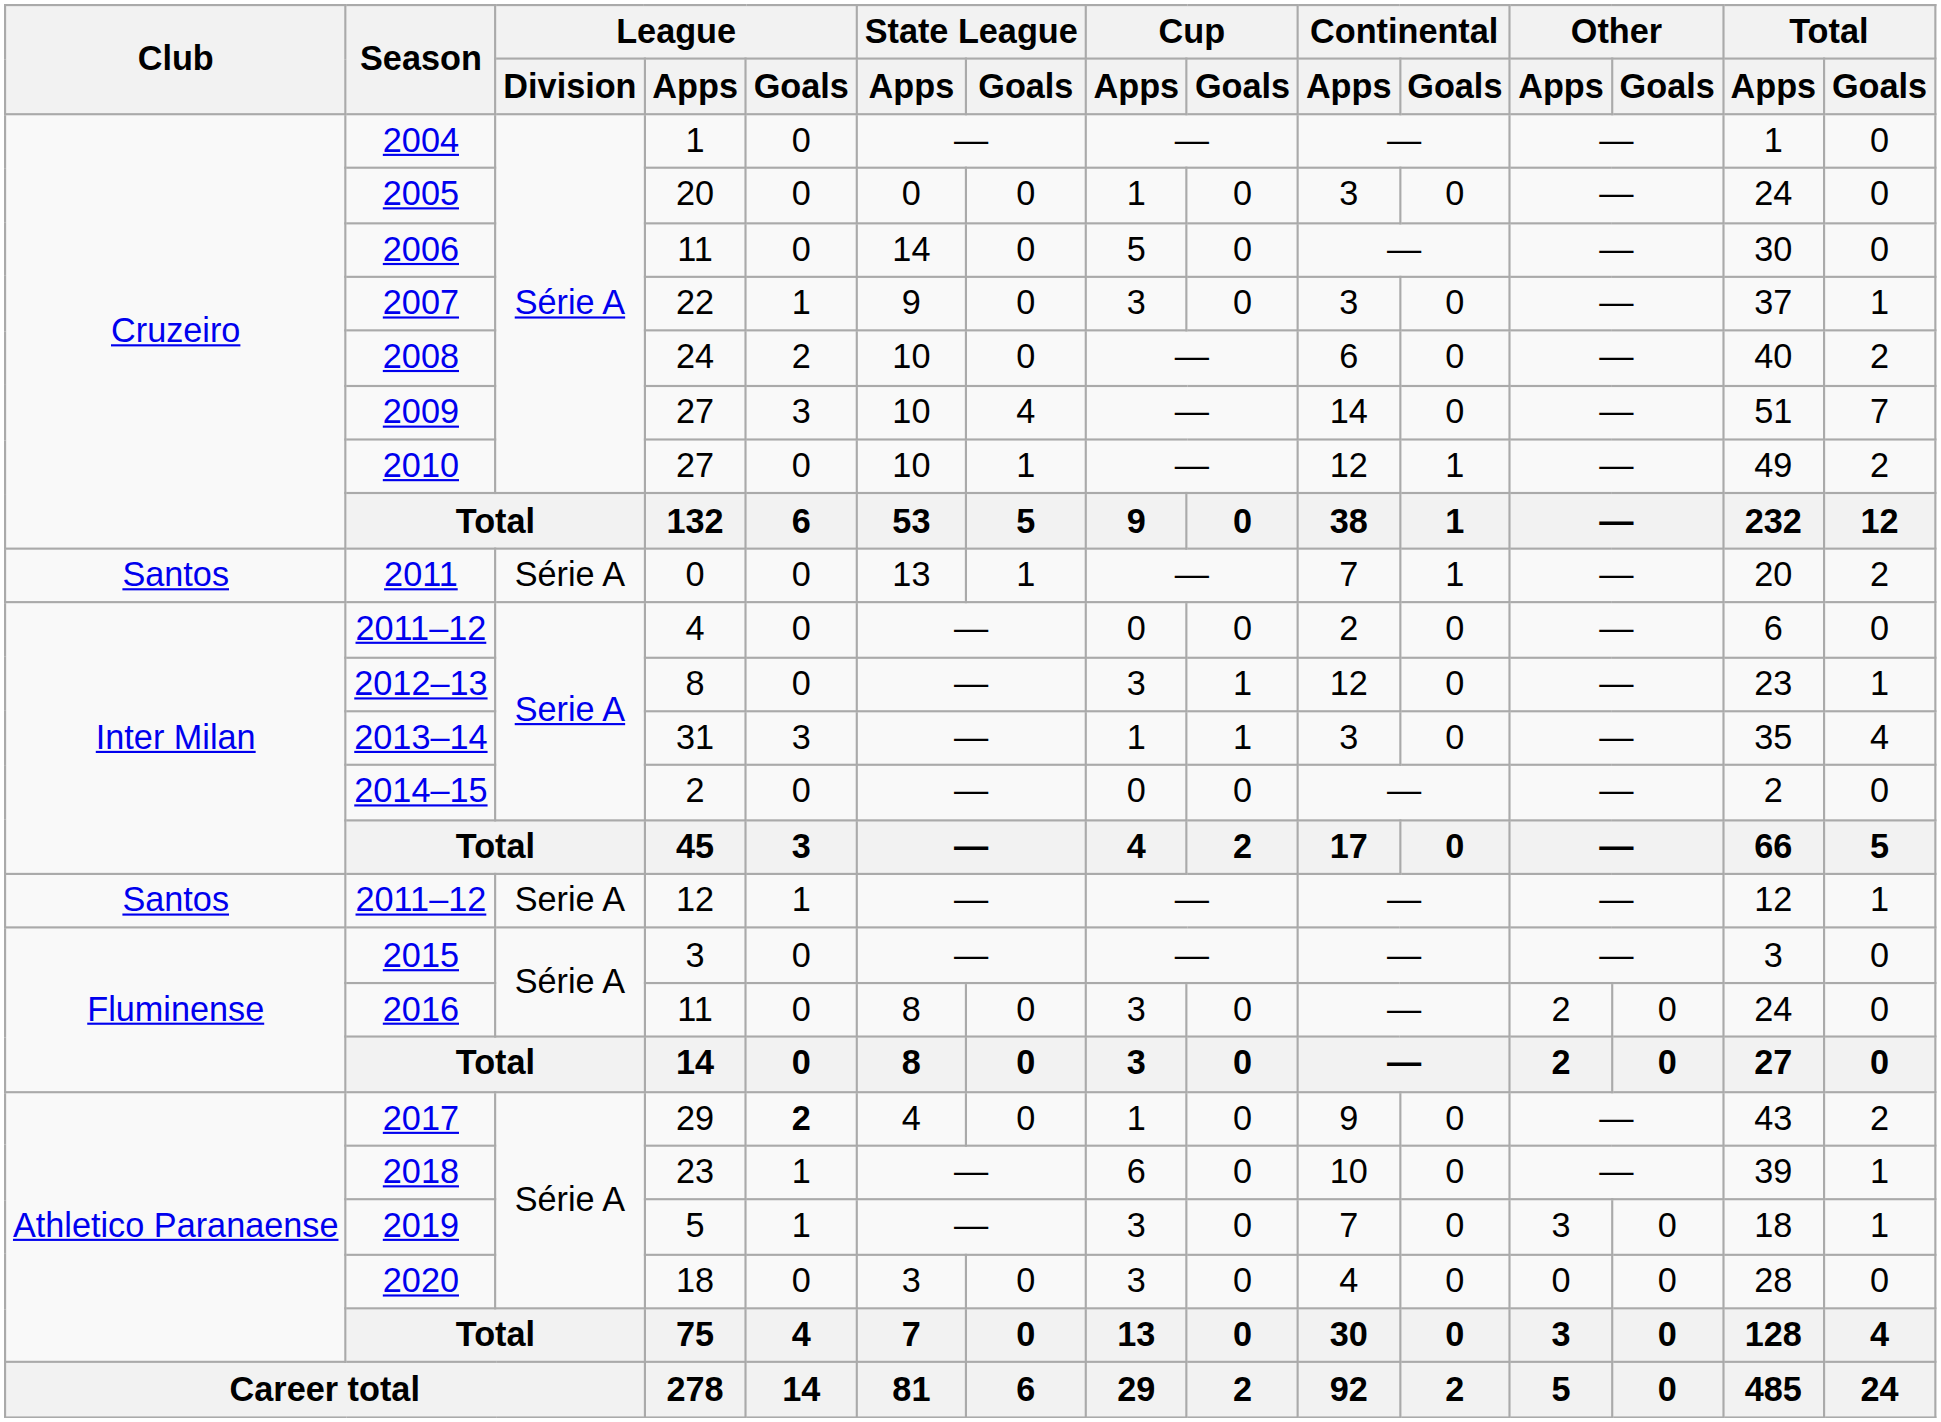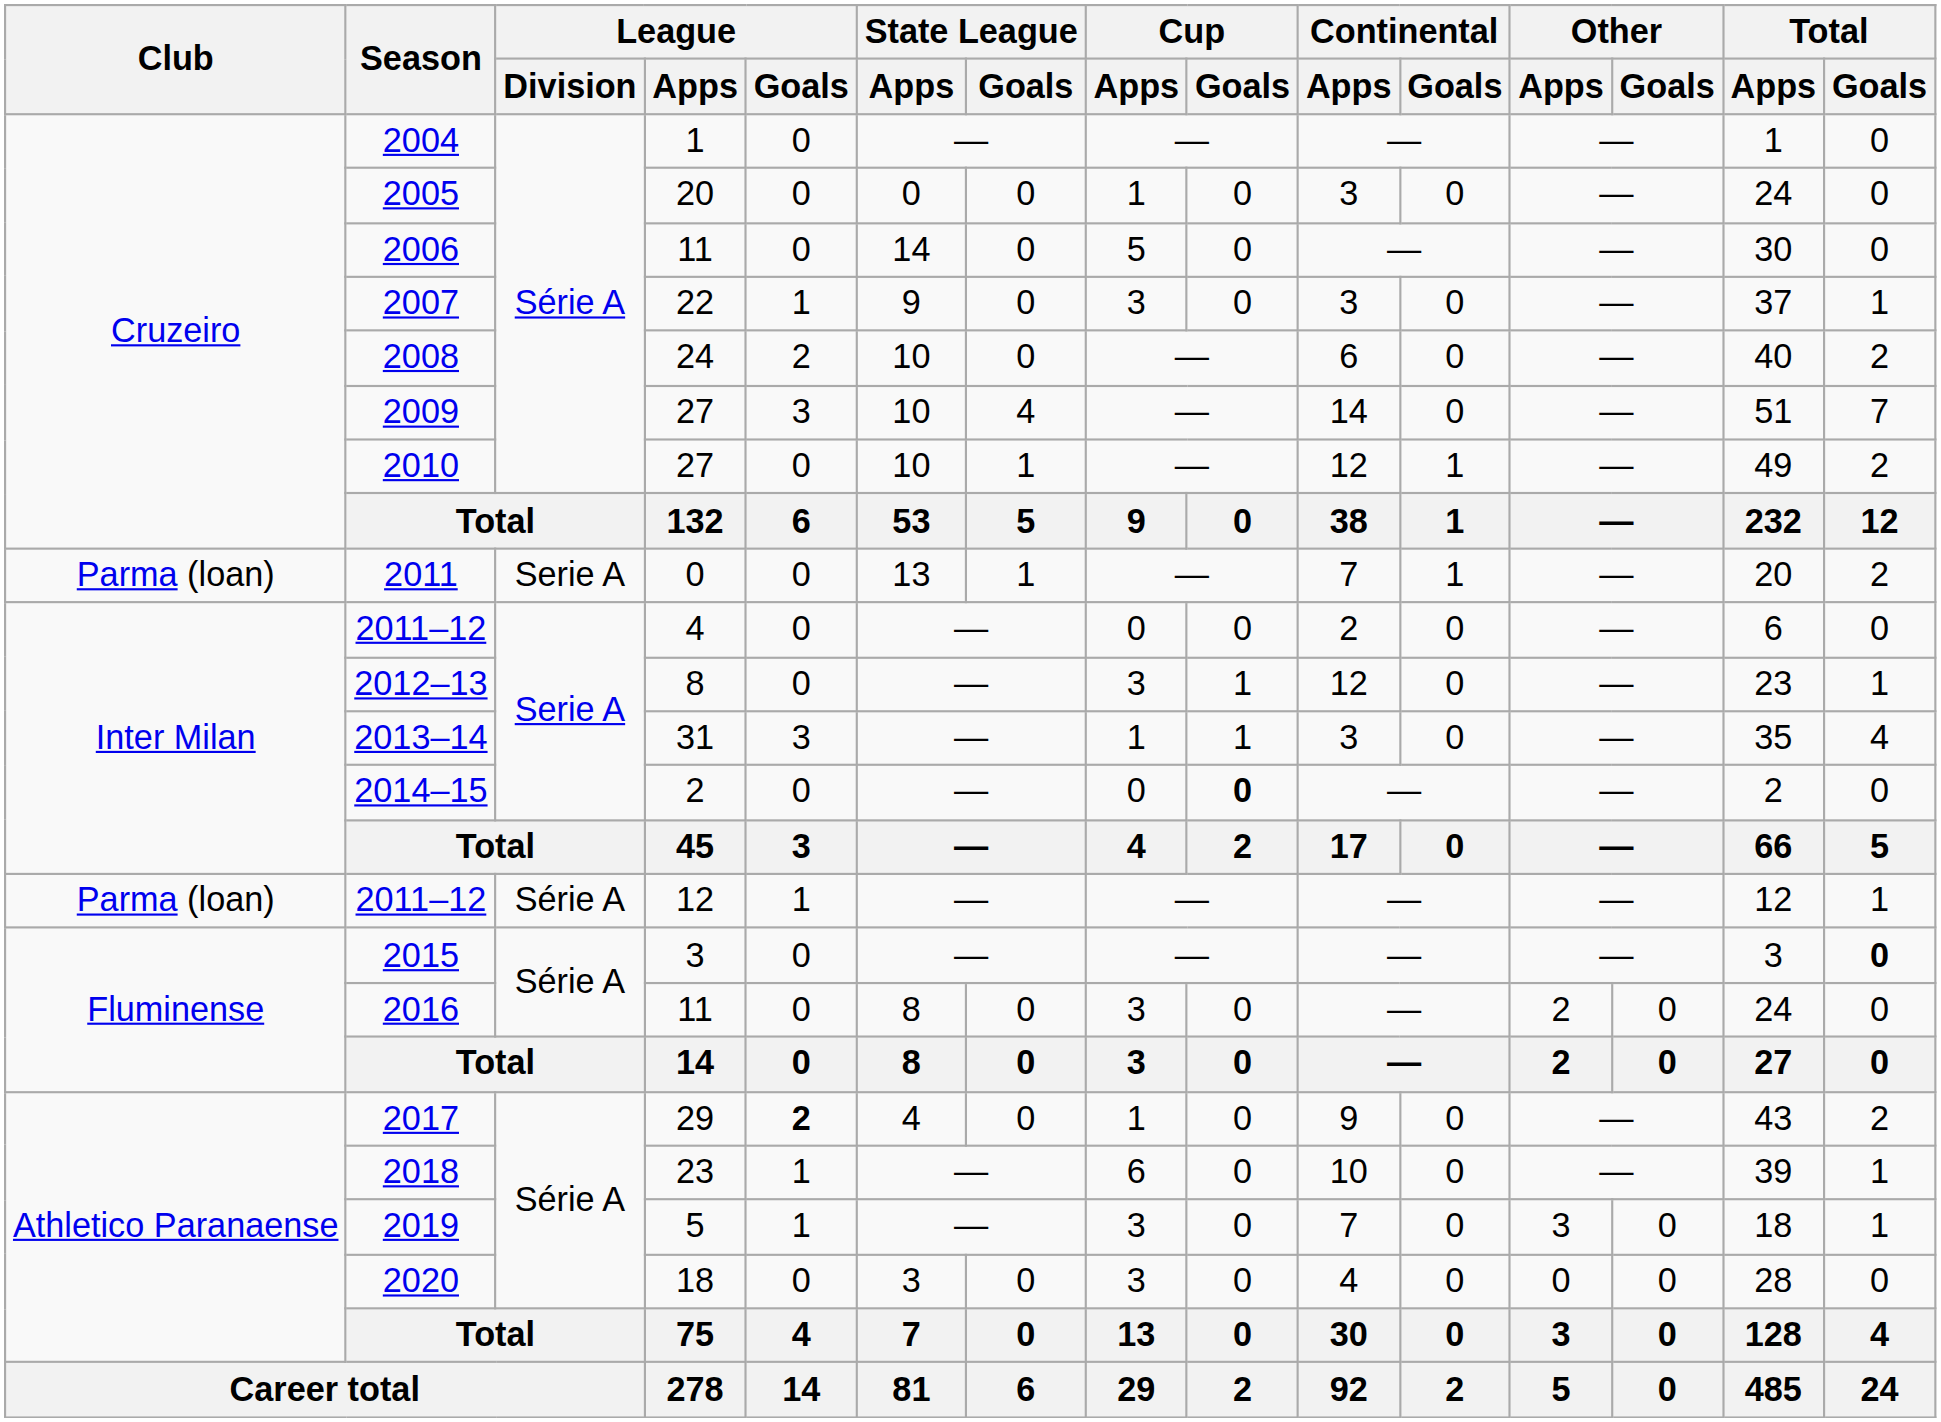(176, 574) Santos -> (176, 574) Parma (loan)
(570, 574) Série A -> (570, 574) Serie A
(1243, 791) normal -> (1243, 791) bold
(176, 900) Santos -> (176, 900) Parma (loan)
(570, 900) Serie A -> (570, 900) Série A
(1880, 954) normal -> (1880, 954) bold
